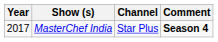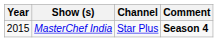(18, 28) 2017 -> (18, 28) 2015
